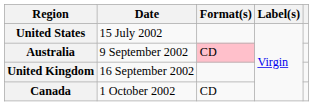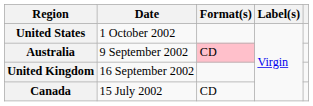(131, 33) 15 July 2002 -> (137, 33) 1 October 2002
(137, 91) 1 October 2002 -> (131, 91) 15 July 2002
